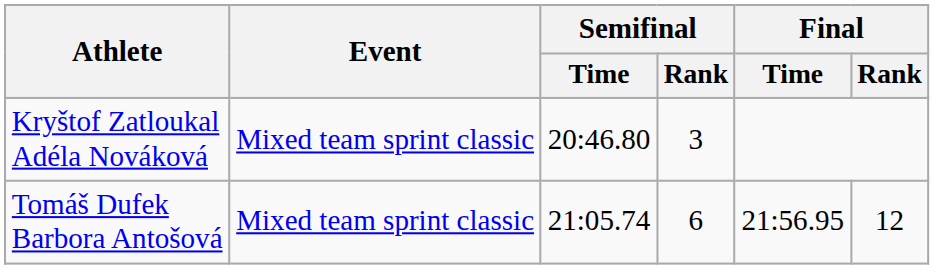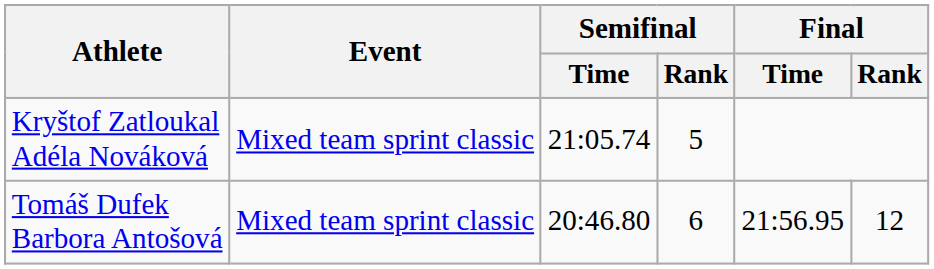(599, 139) 20:46.80 -> (599, 139) 21:05.74
(696, 139) 3 -> (696, 139) 5
(599, 221) 21:05.74 -> (599, 221) 20:46.80
